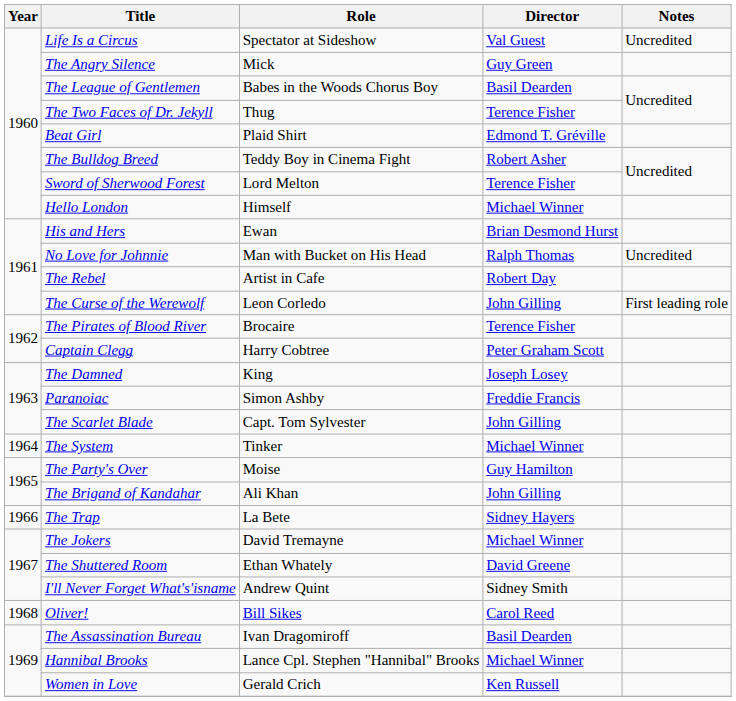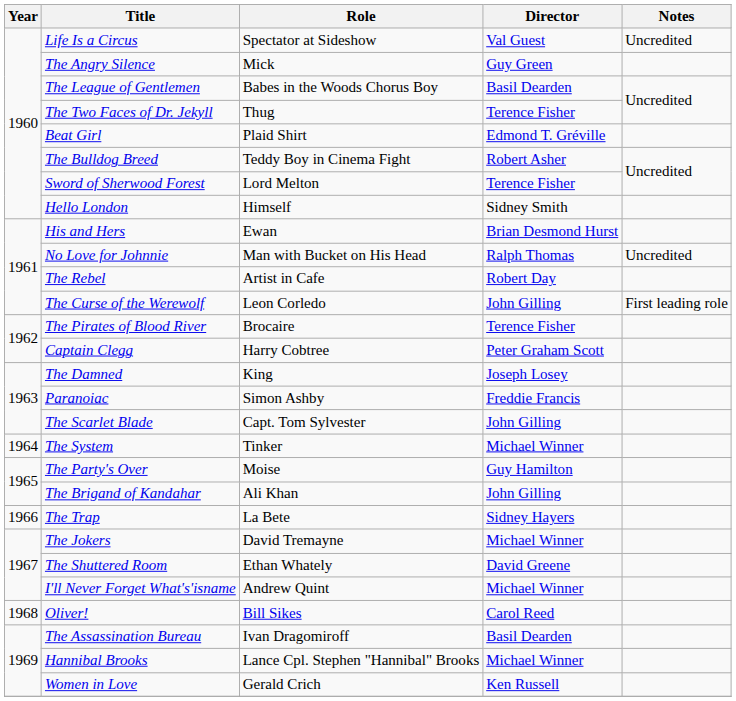(535, 207) Michael Winner -> (527, 207) Sidney Smith
(527, 588) Sidney Smith -> (535, 588) Michael Winner
